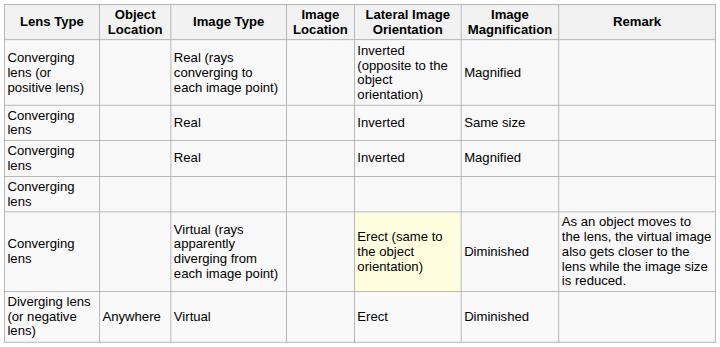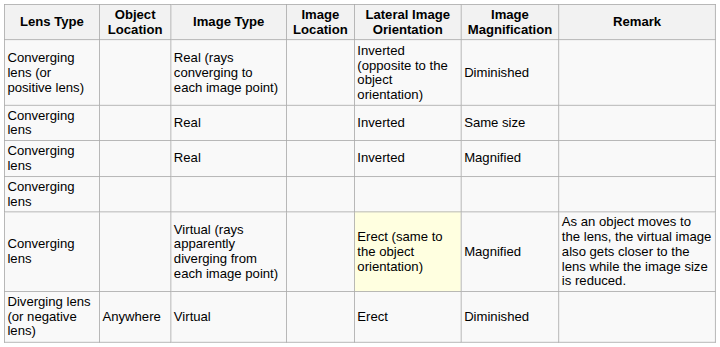(493, 72) Magnified -> (497, 72) Diminished
(497, 251) Diminished -> (493, 251) Magnified
